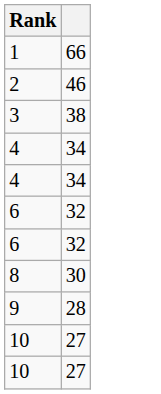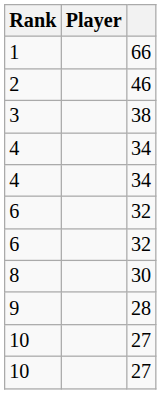+ column: (94, 20)
